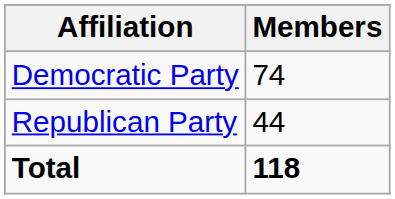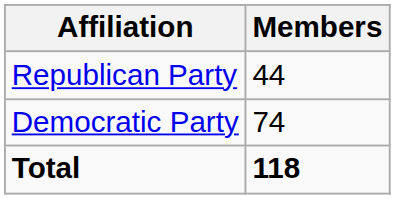rows swapped: (125, 74) <-> (124, 121)
